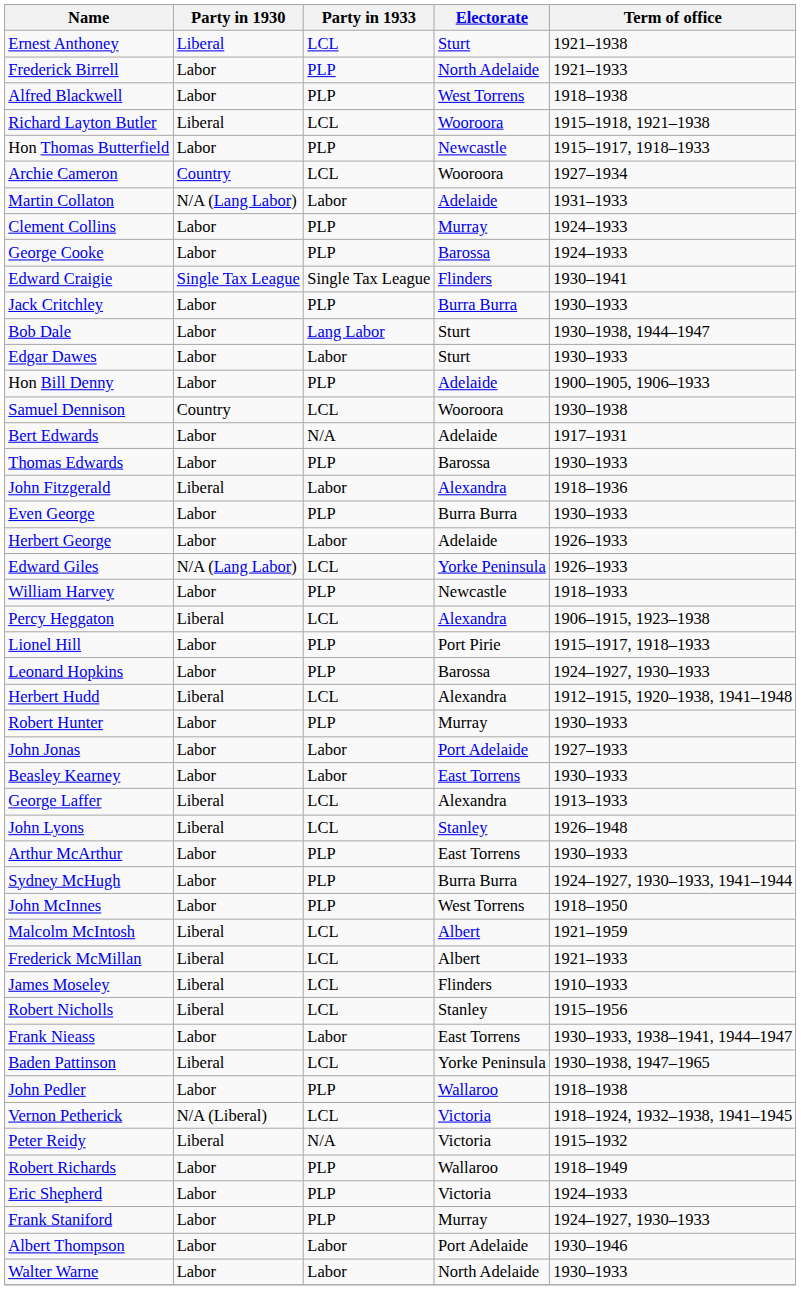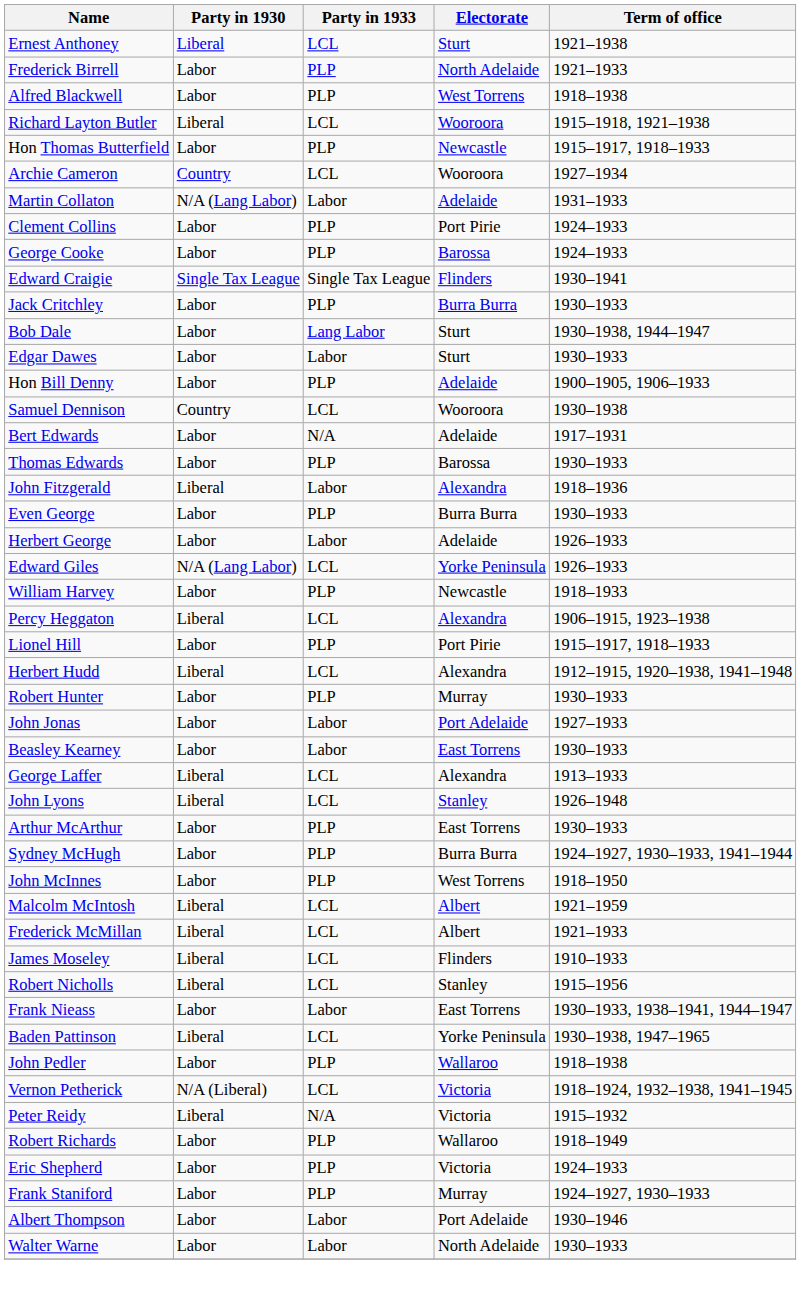(463, 226) Murray -> (469, 226) Port Pirie
- row: (66, 670)
